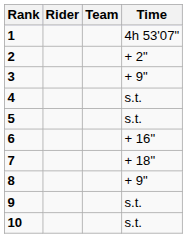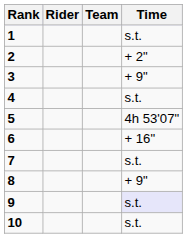(152, 35) 4h 53'07" -> (133, 35) s.t.
(133, 118) s.t. -> (152, 118) 4h 53'07"
(140, 160) + 18" -> (133, 160) s.t.
(133, 202) no background -> (133, 202) lavender background
